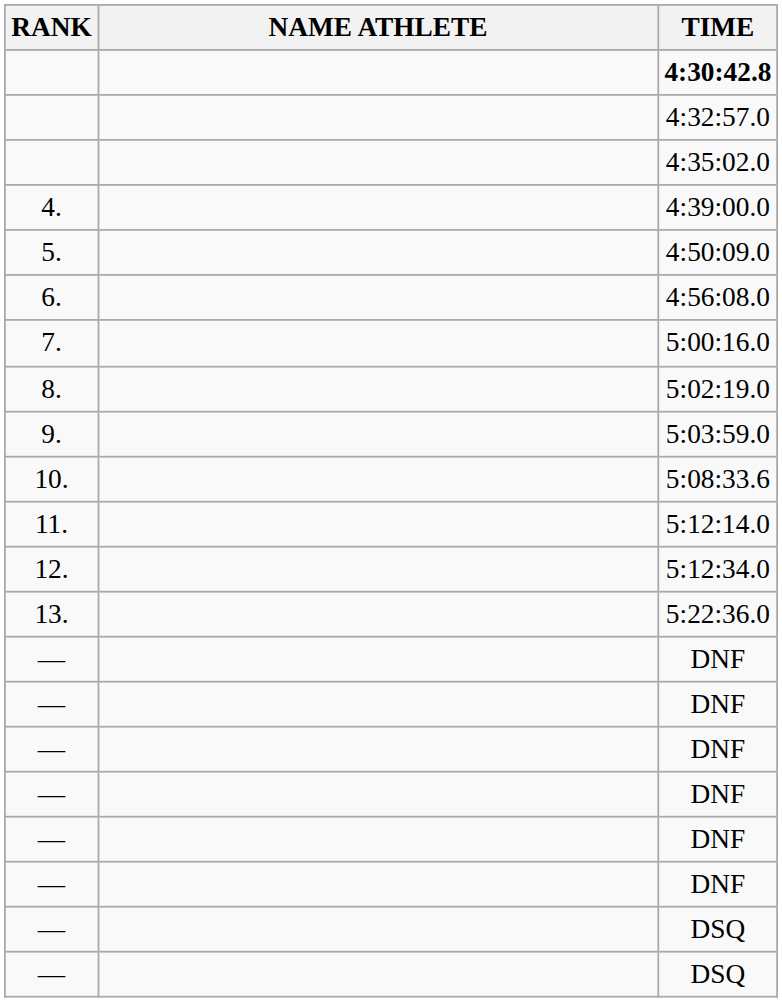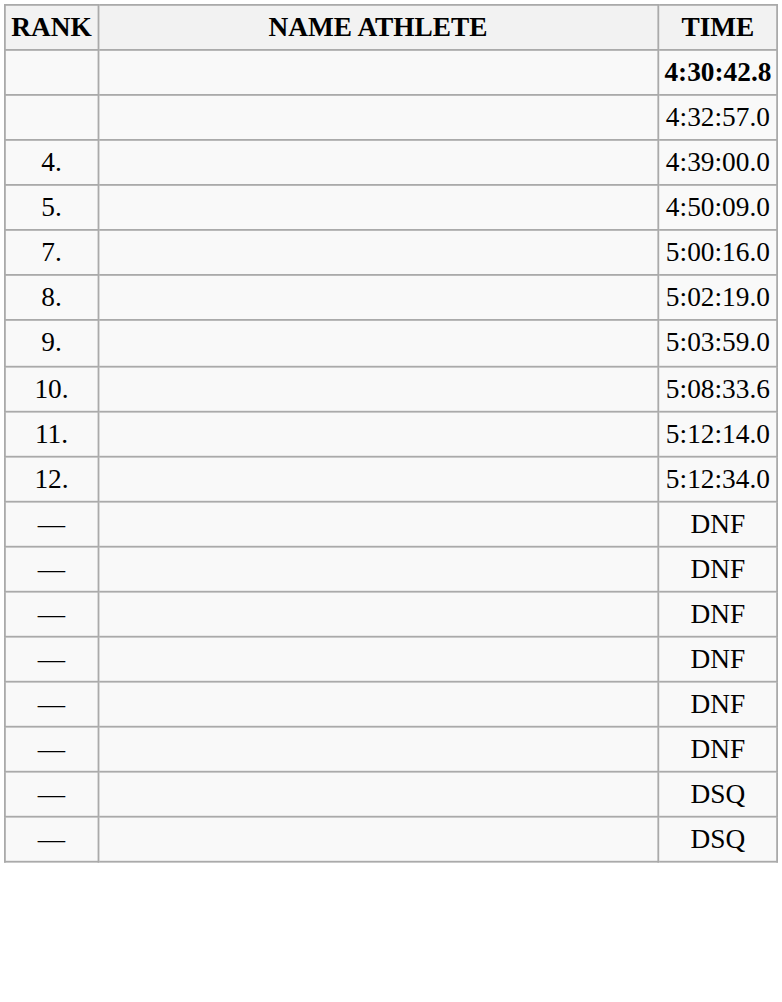- row: (52, 163)
- row: (51, 297)
- row: (51, 613)
